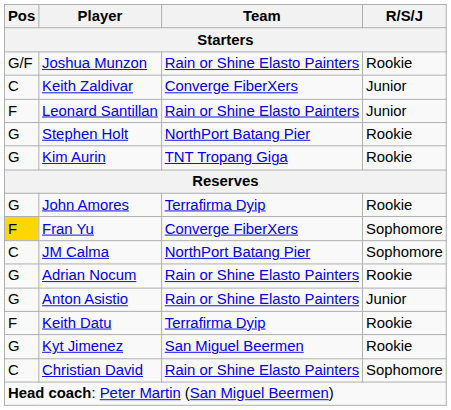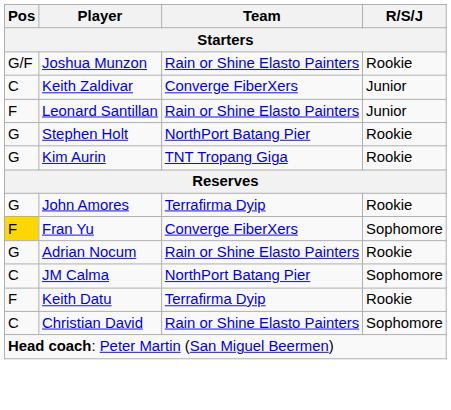rows swapped: (89, 275) <-> (76, 252)
- row: (85, 299)
- row: (83, 346)
